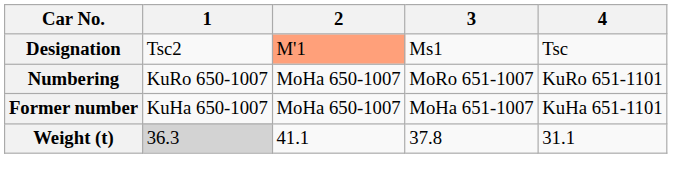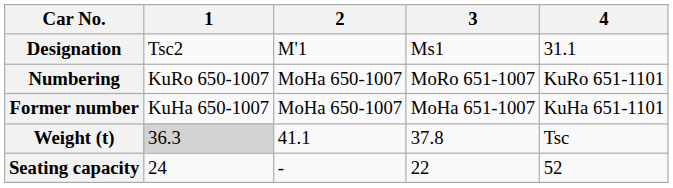(291, 49) lightsalmon background -> (293, 49) no background
(555, 49) Tsc -> (560, 49) 31.1
(559, 138) 31.1 -> (557, 138) Tsc
+ row: (74, 167)
